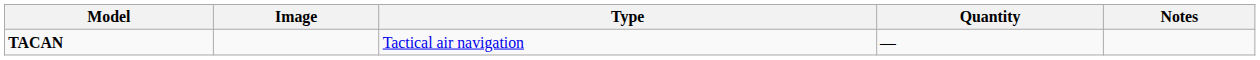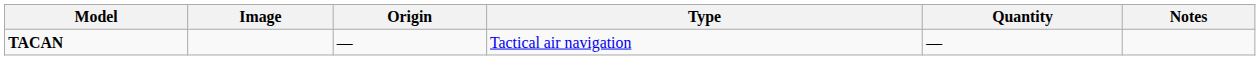+ column: (410, 17)
